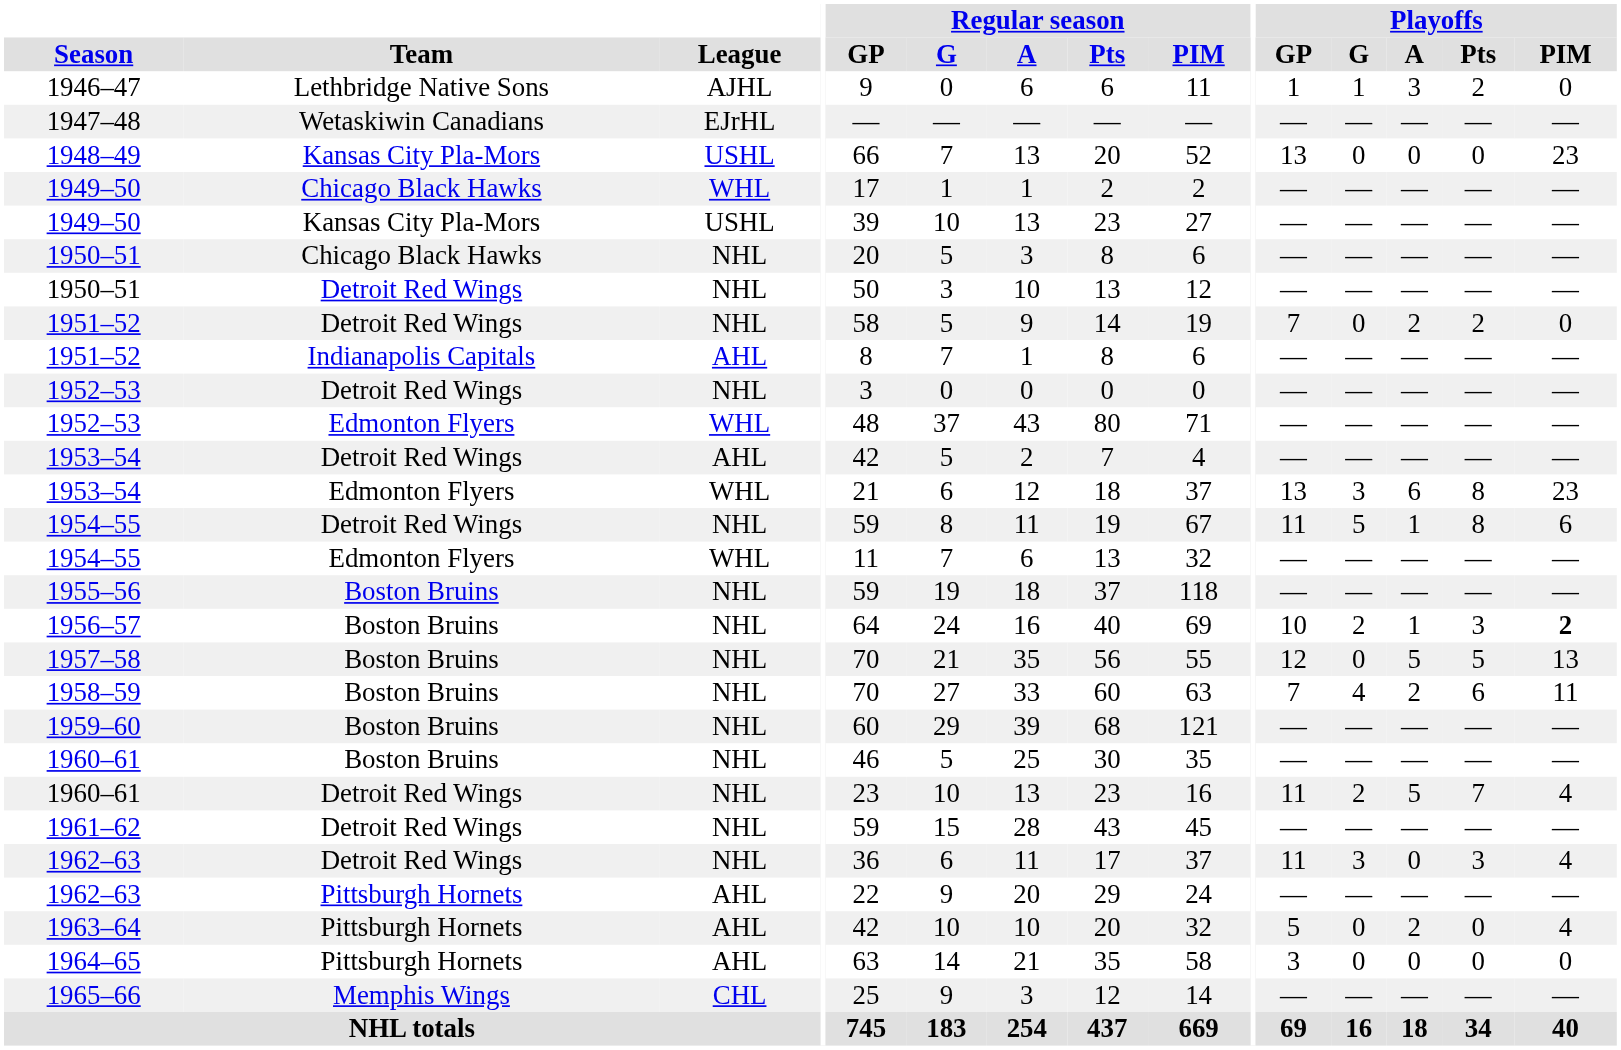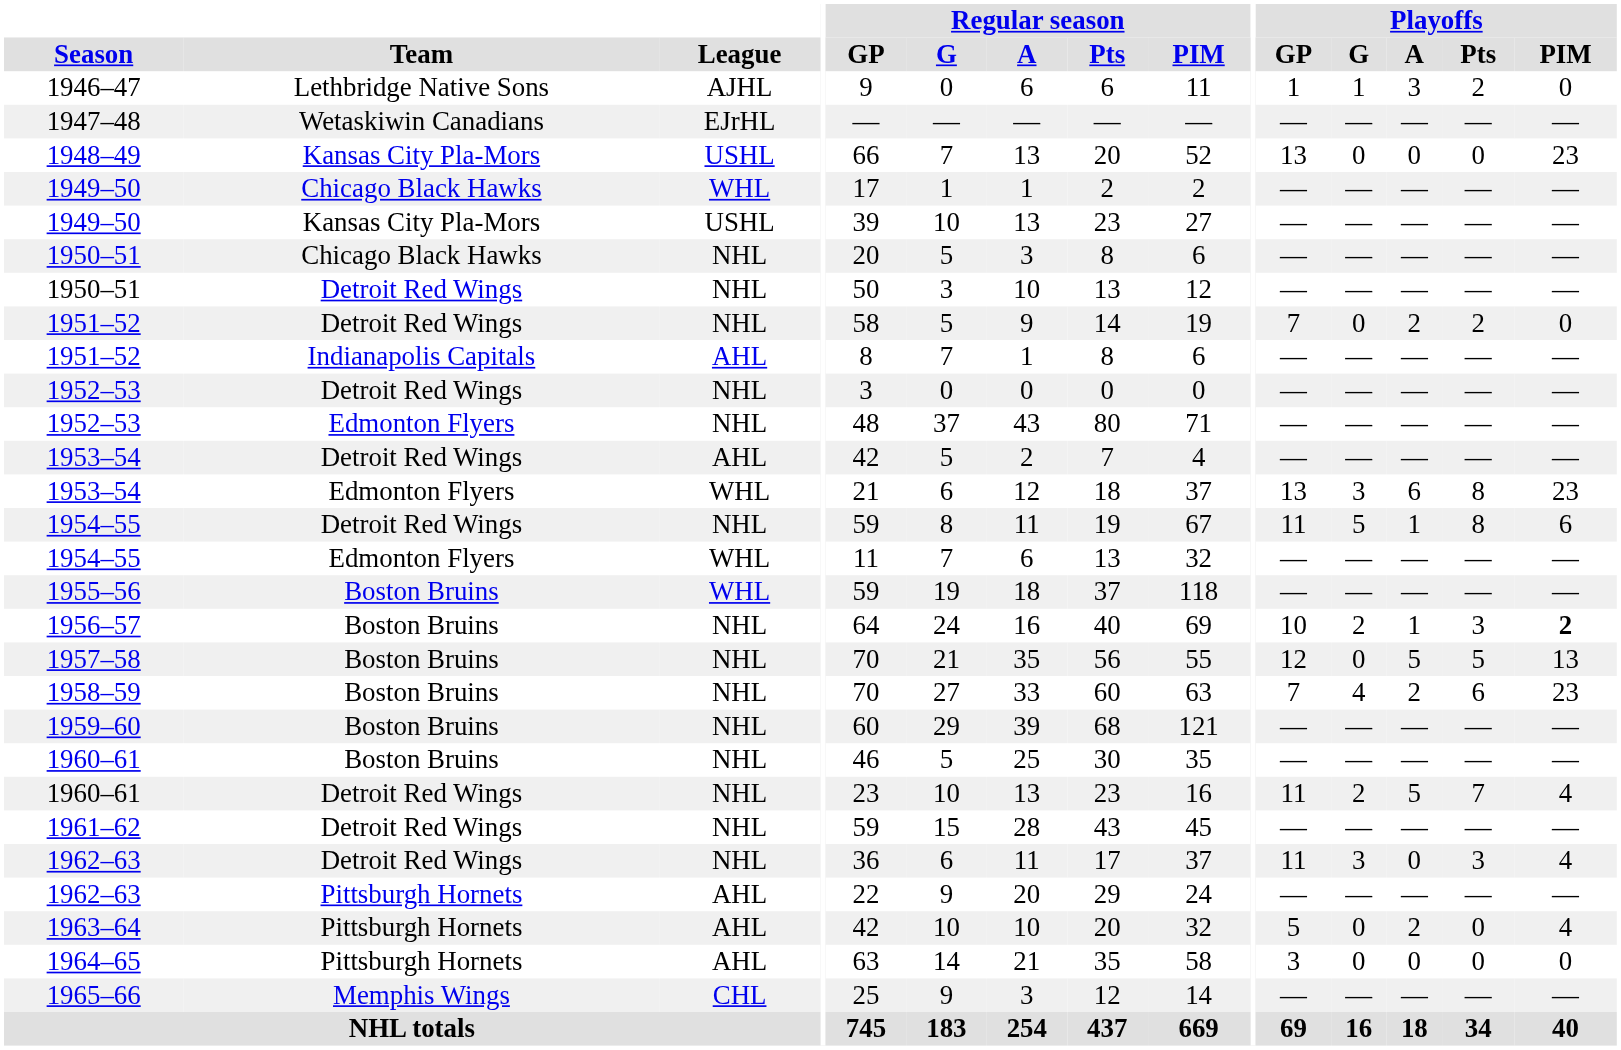(740, 423) WHL -> (740, 423) NHL
(740, 591) NHL -> (740, 591) WHL
(1566, 692) 11 -> (1566, 692) 23
